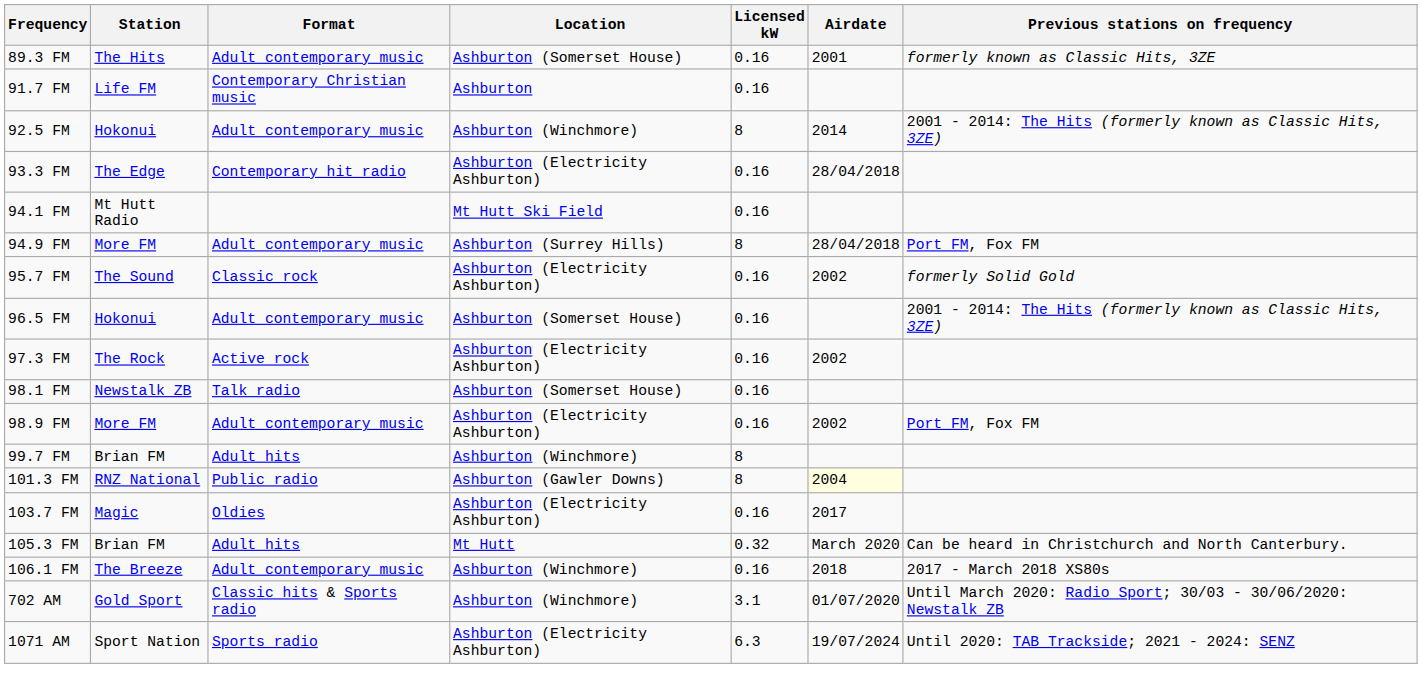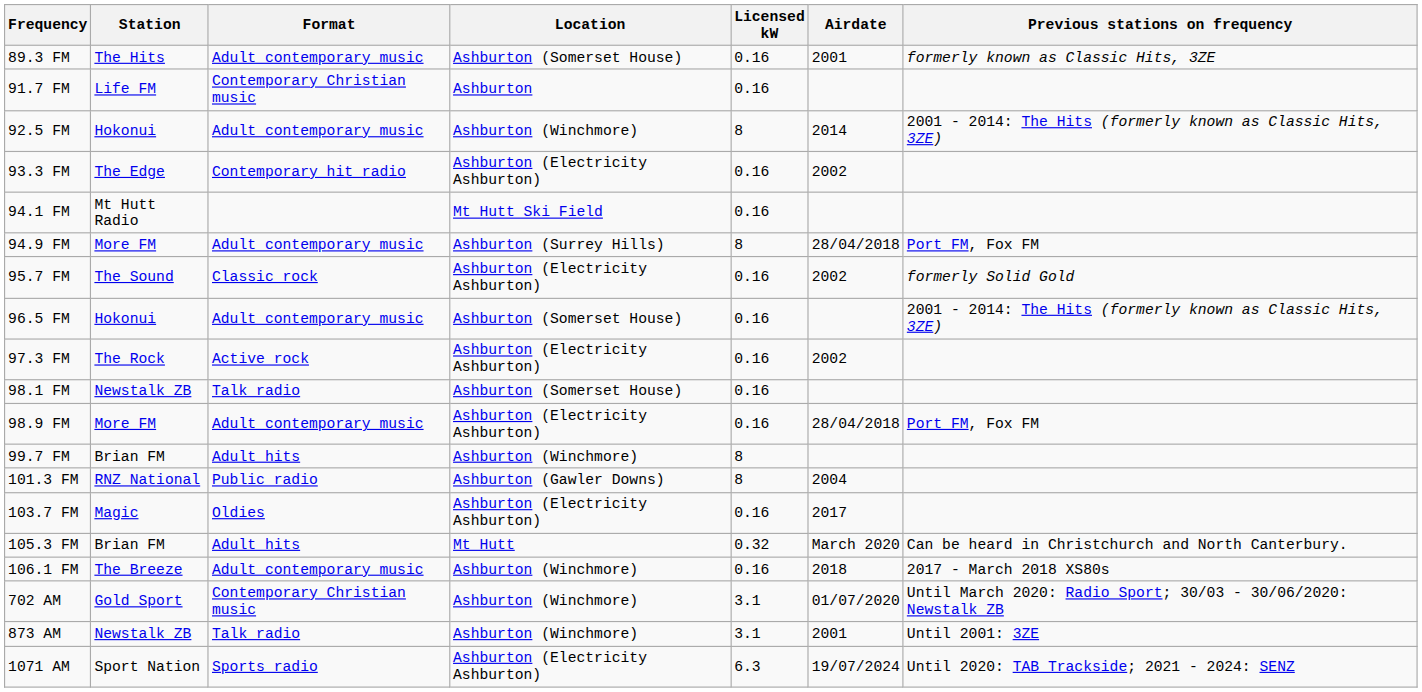(856, 172) 28/04/2018 -> (829, 172) 2002
(829, 424) 2002 -> (856, 424) 28/04/2018
(829, 480) lightyellow background -> (829, 480) no background
(305, 602) Classic hits & Sports radio -> (309, 602) Contemporary Christian music
+ row: (35, 634)
